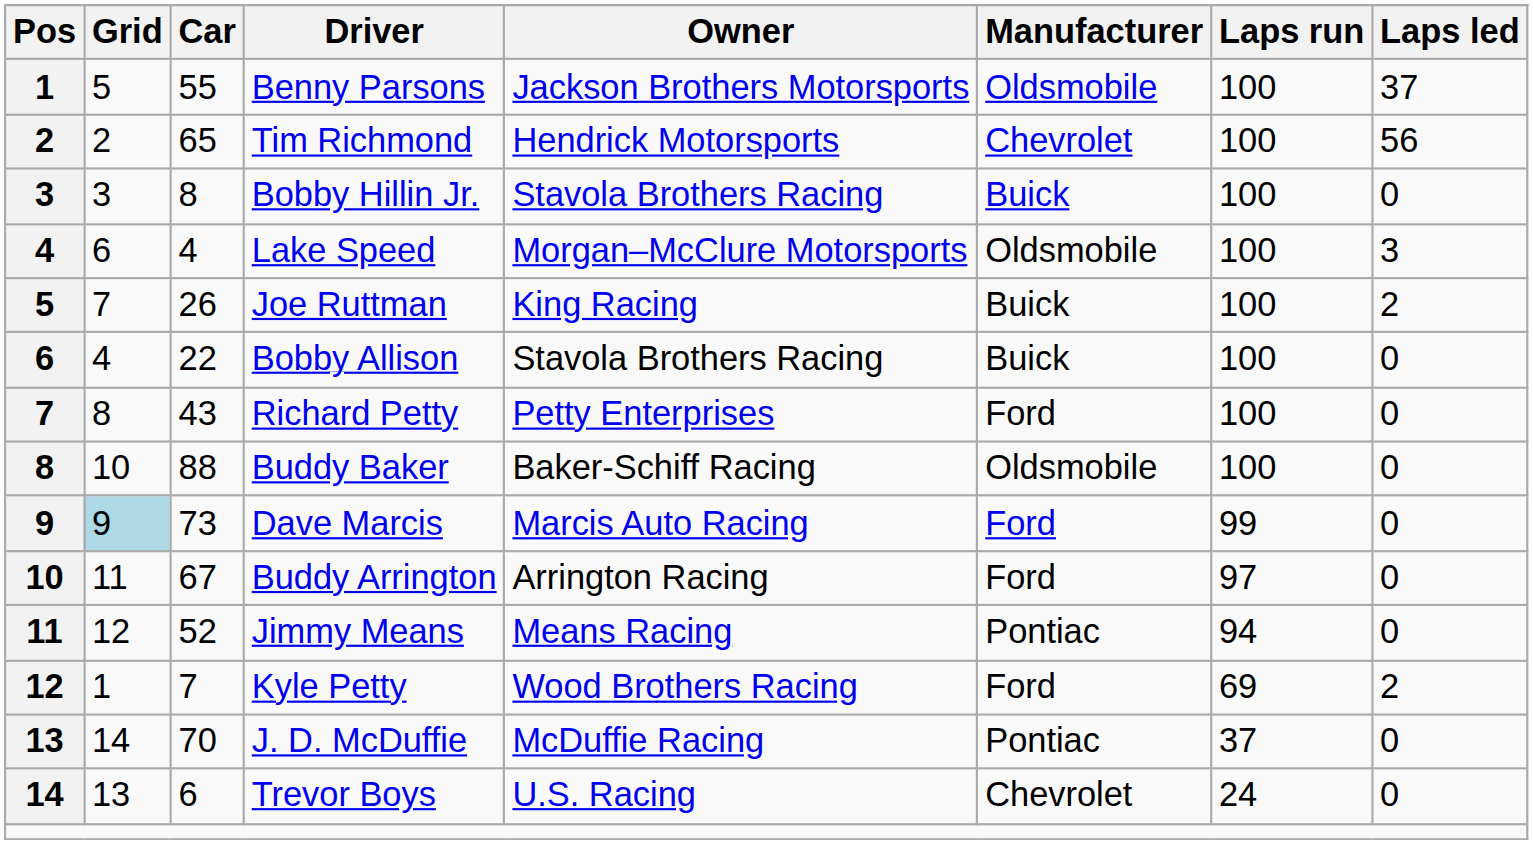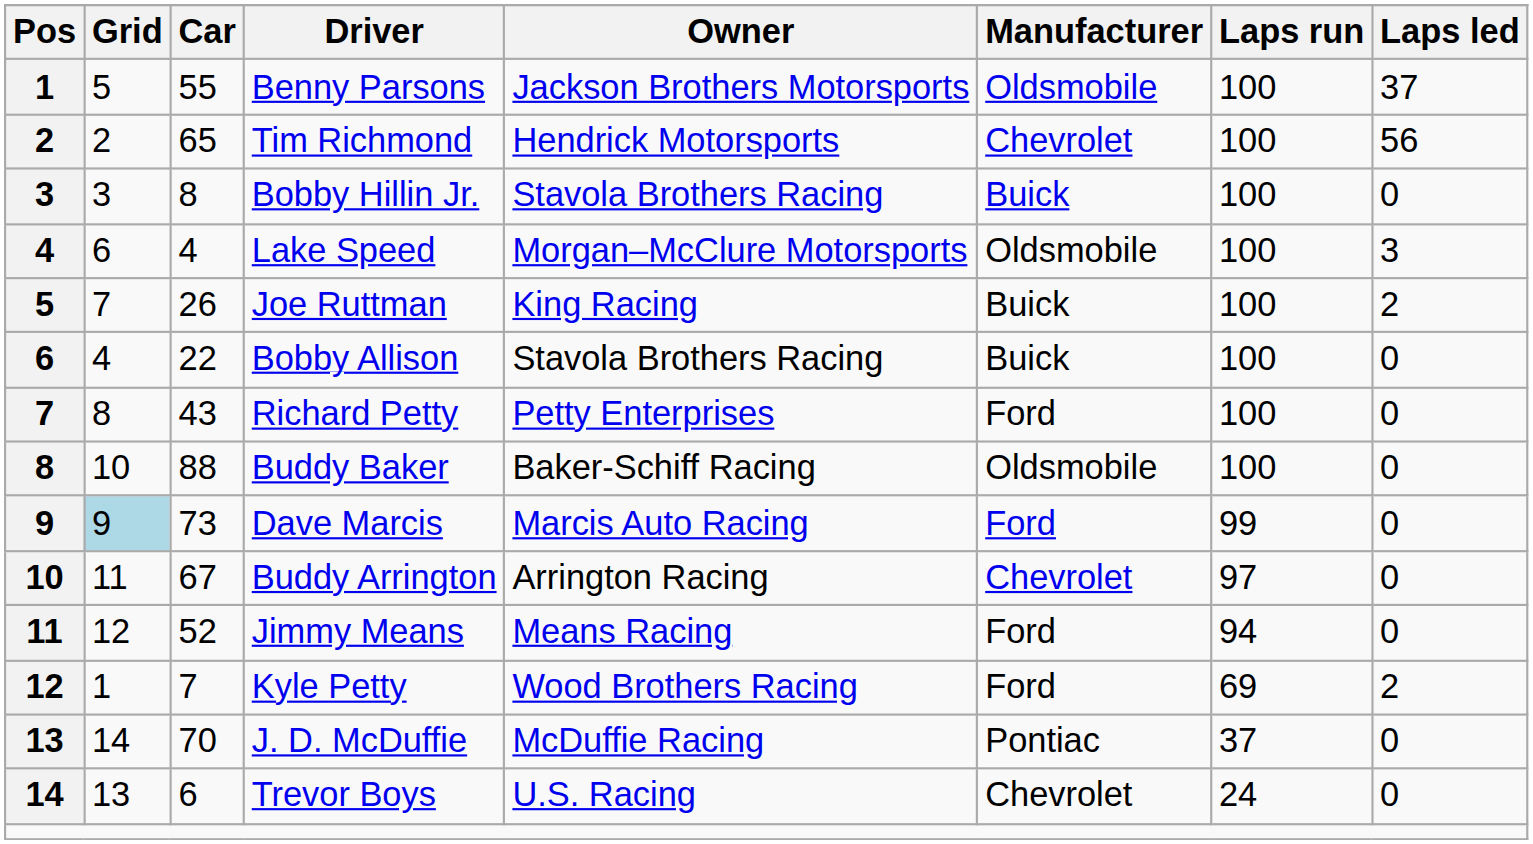(1021, 577) Ford -> (1059, 577) Chevrolet
(1043, 631) Pontiac -> (1021, 631) Ford
